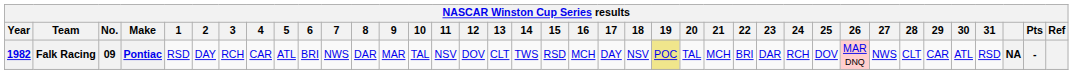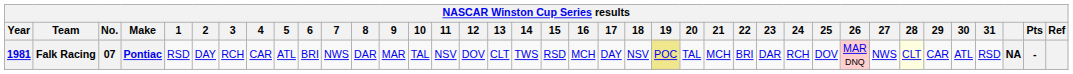(19, 55) 1982 -> (19, 55) 1981
(110, 55) 09 -> (110, 55) 07
(912, 55) no background -> (912, 55) lightyellow background
